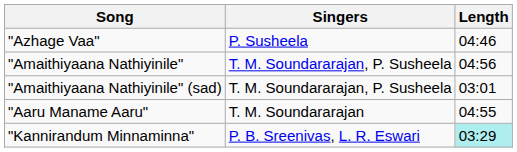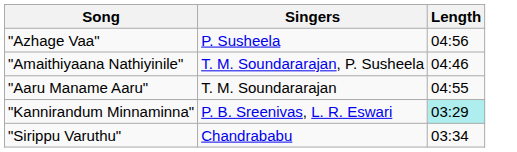(477, 40) 04:46 -> (450, 40) 04:56
(477, 64) 04:56 -> (450, 64) 04:46
- row: (115, 88)
+ row: (65, 136)
